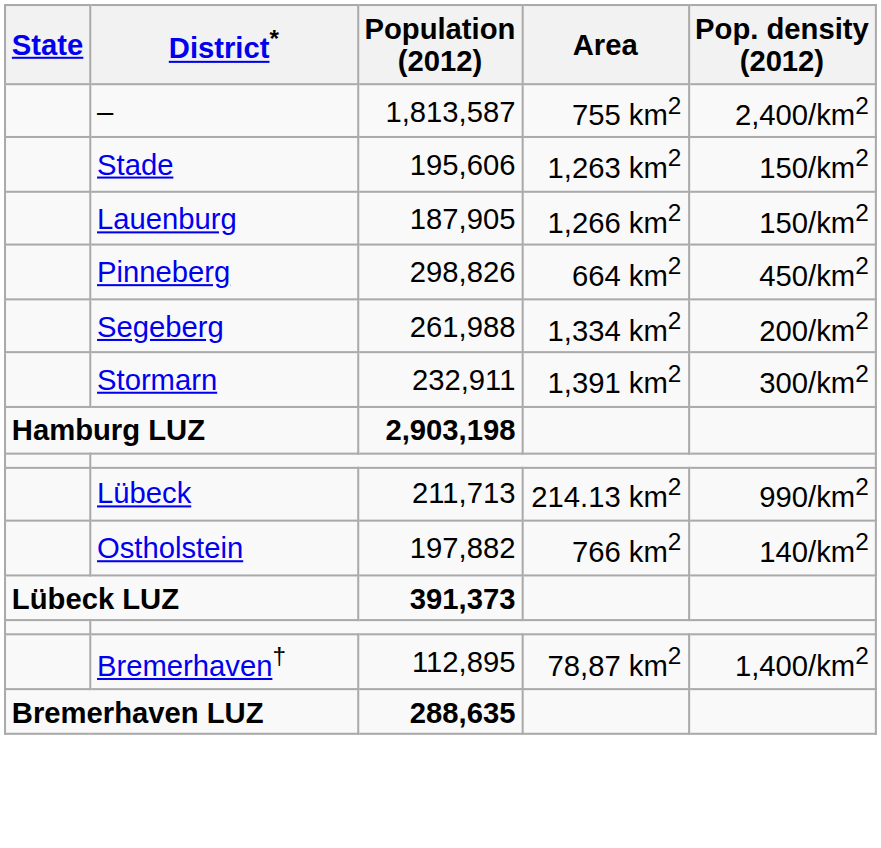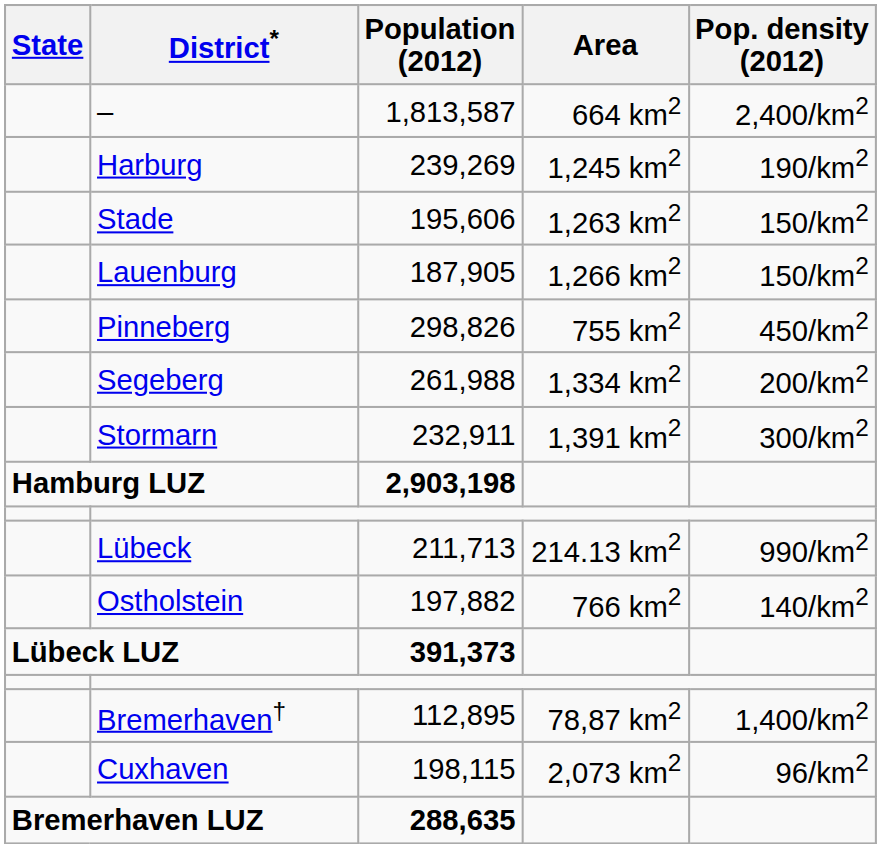(627, 111) 755 km2 -> (627, 111) 664 km2
+ row: (150, 165)
(627, 273) 664 km2 -> (627, 327) 755 km2
+ row: (163, 770)
